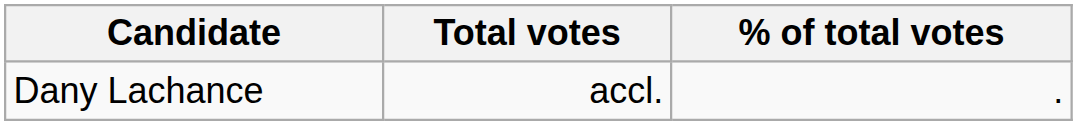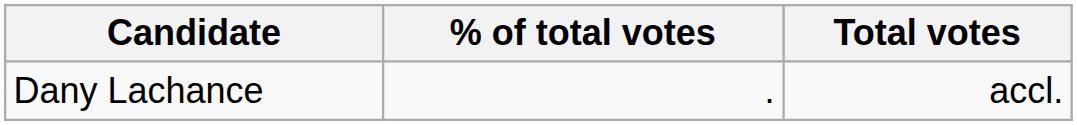columns swapped: (527, 33) <-> (872, 33)
